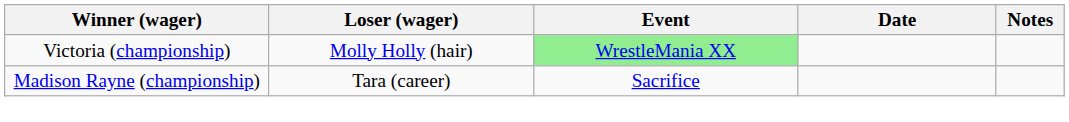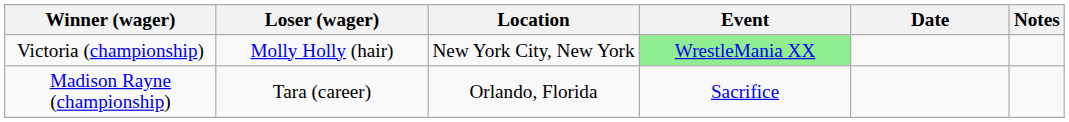+ column: (533, 19)
